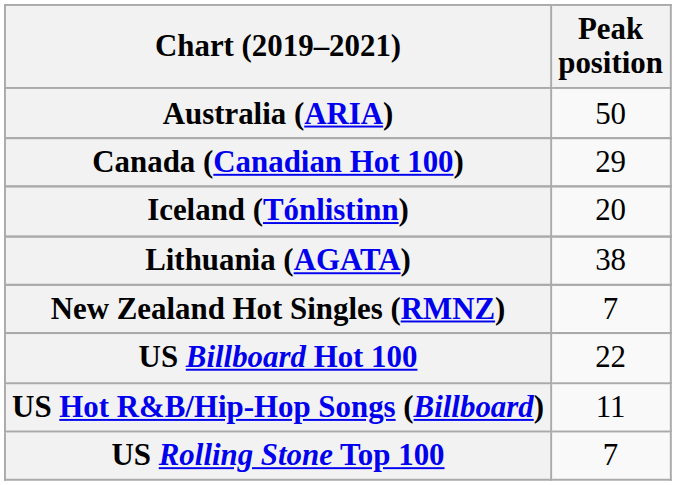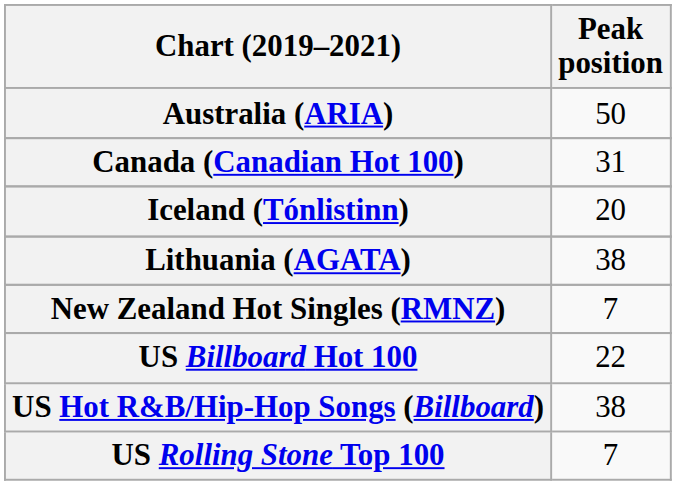(611, 161) 29 -> (611, 161) 31
(611, 406) 11 -> (611, 406) 38
